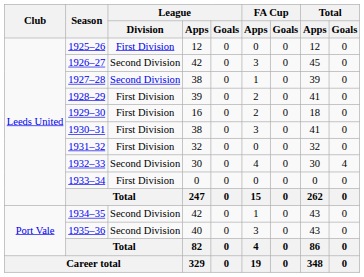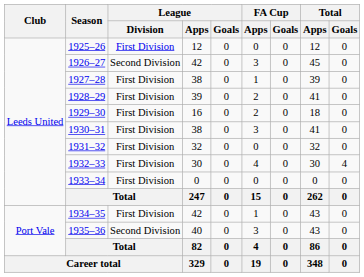(145, 79) Second Division -> (145, 79) First Division
(145, 163) Second Division -> (145, 163) First Division
(145, 213) Second Division -> (145, 213) First Division
